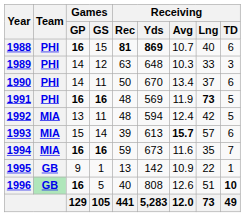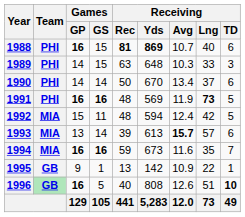(101, 64) 12 -> (101, 64) 15
(101, 82) 11 -> (101, 82) 14
(78, 116) 13 -> (78, 116) 15
(78, 133) 15 -> (78, 133) 13
